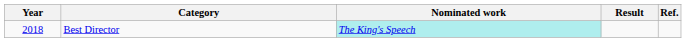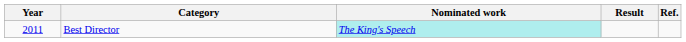(33, 29) 2018 -> (33, 29) 2011
